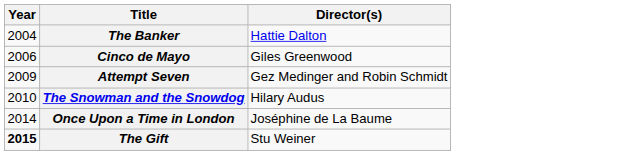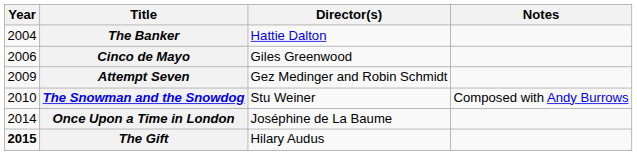+ column: (541, 14)
(287, 98) Hilary Audus -> (283, 98) Stu Weiner
(283, 139) Stu Weiner -> (287, 139) Hilary Audus
